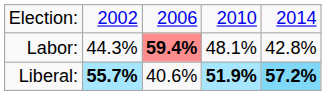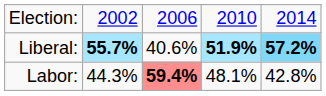rows swapped: (48, 76) <-> (52, 47)
